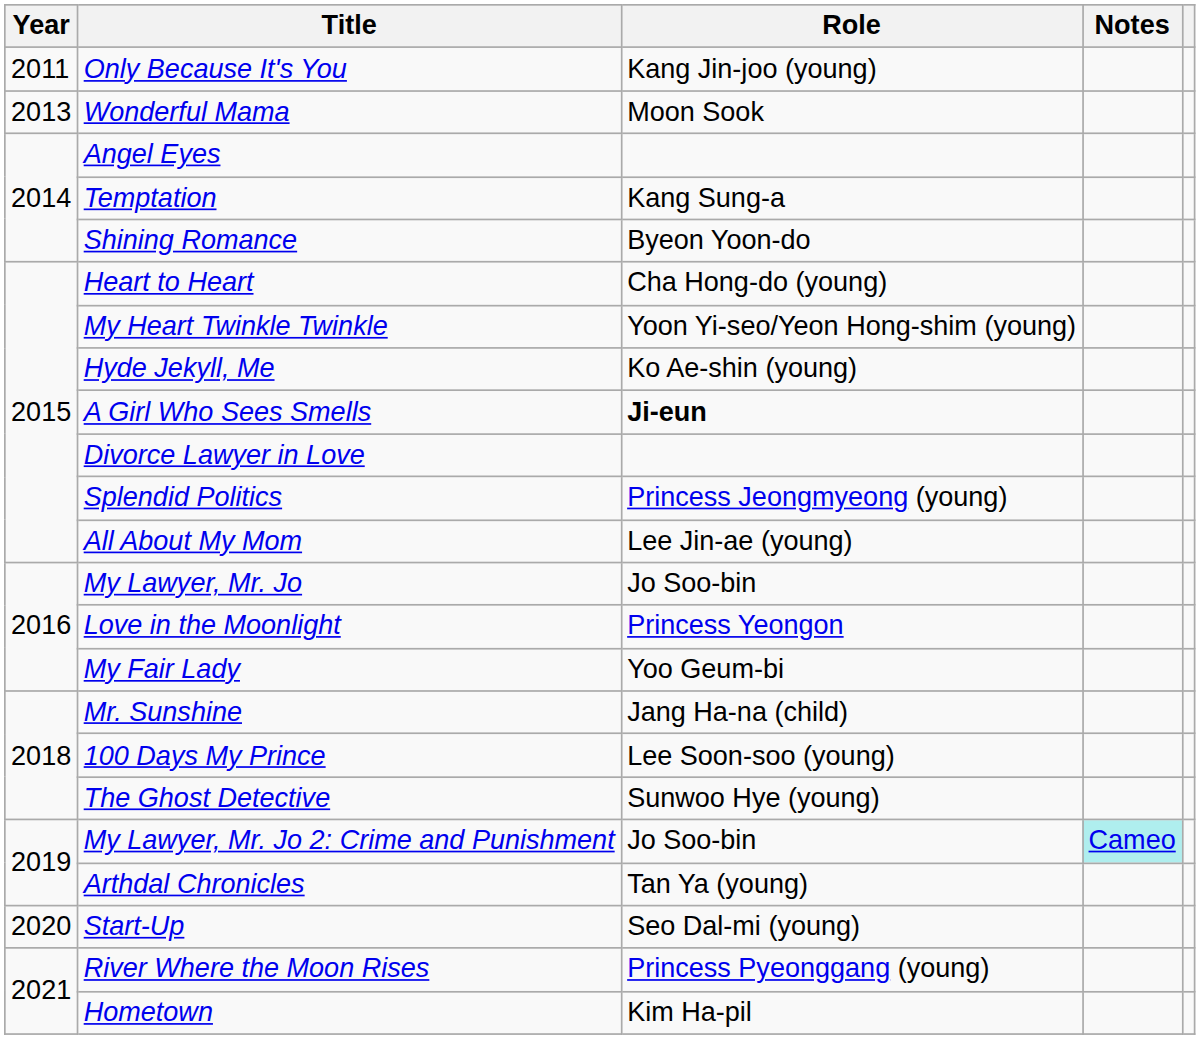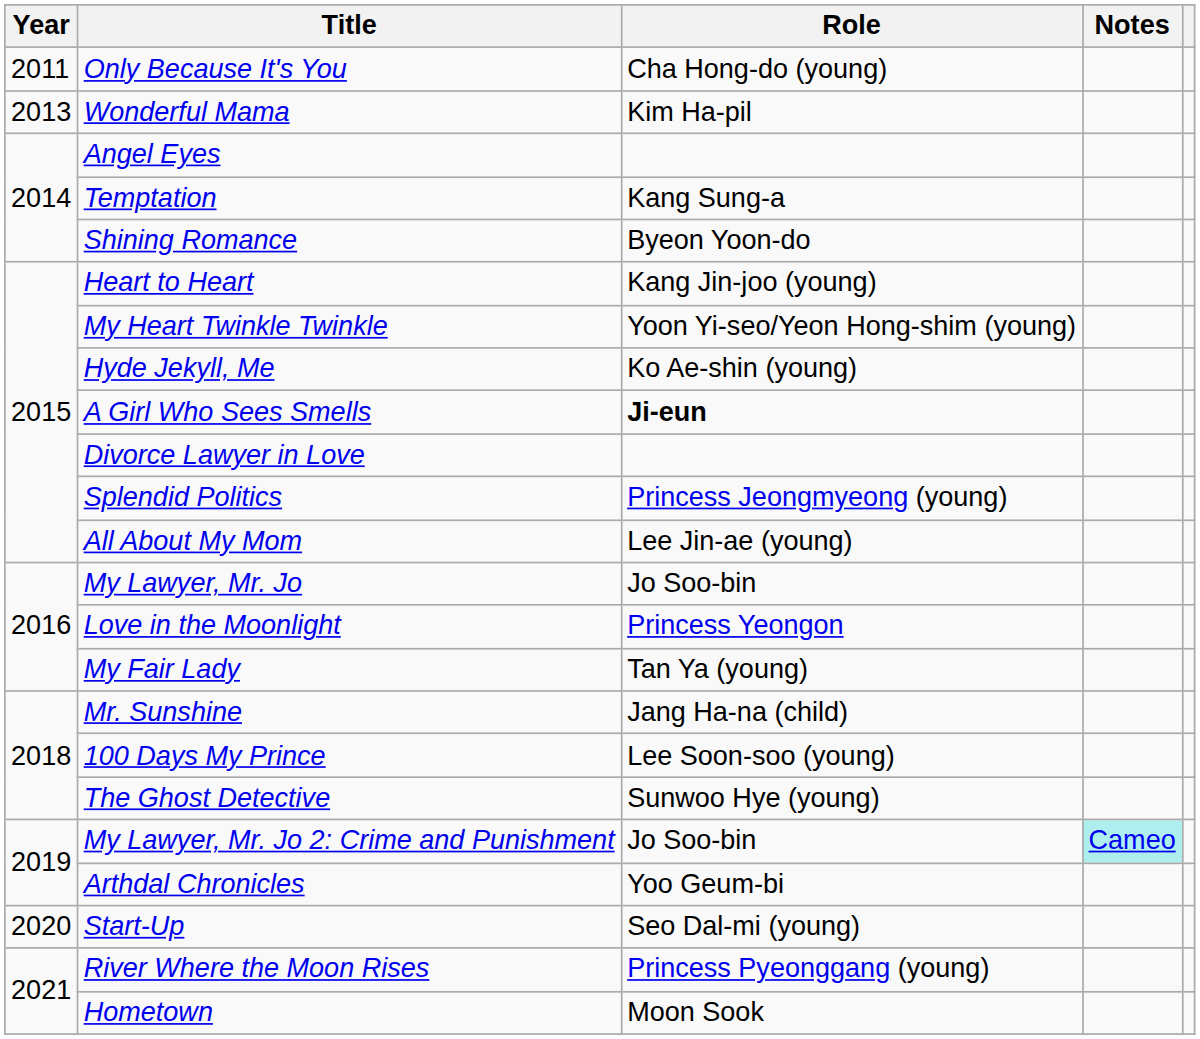(752, 68) Kang Jin-joo (young) -> (757, 68) Cha Hong-do (young)
(696, 111) Moon Sook -> (689, 111) Kim Ha-pil
(757, 283) Cha Hong-do (young) -> (752, 283) Kang Jin-joo (young)
(706, 669) Yoo Geum-bi -> (718, 669) Tan Ya (young)
(718, 883) Tan Ya (young) -> (706, 883) Yoo Geum-bi
(689, 1012) Kim Ha-pil -> (696, 1012) Moon Sook
